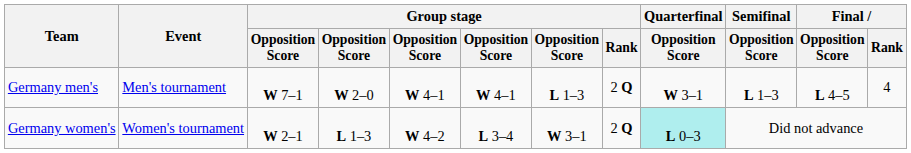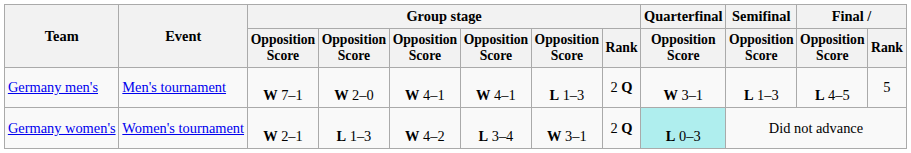(887, 87) 4 -> (887, 87) 5
